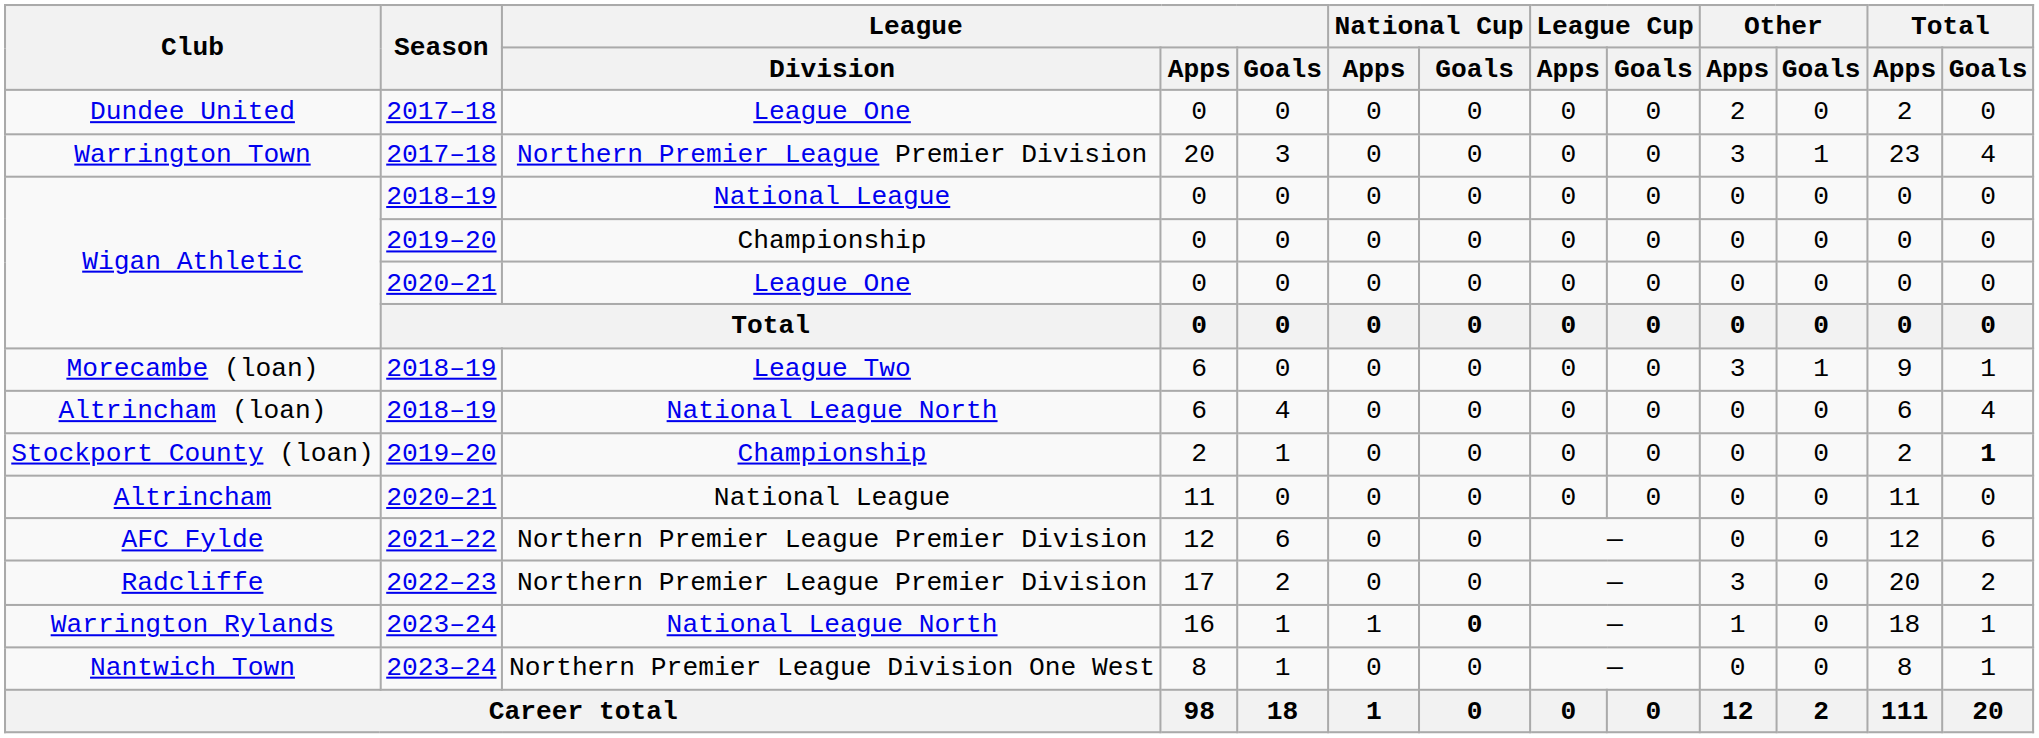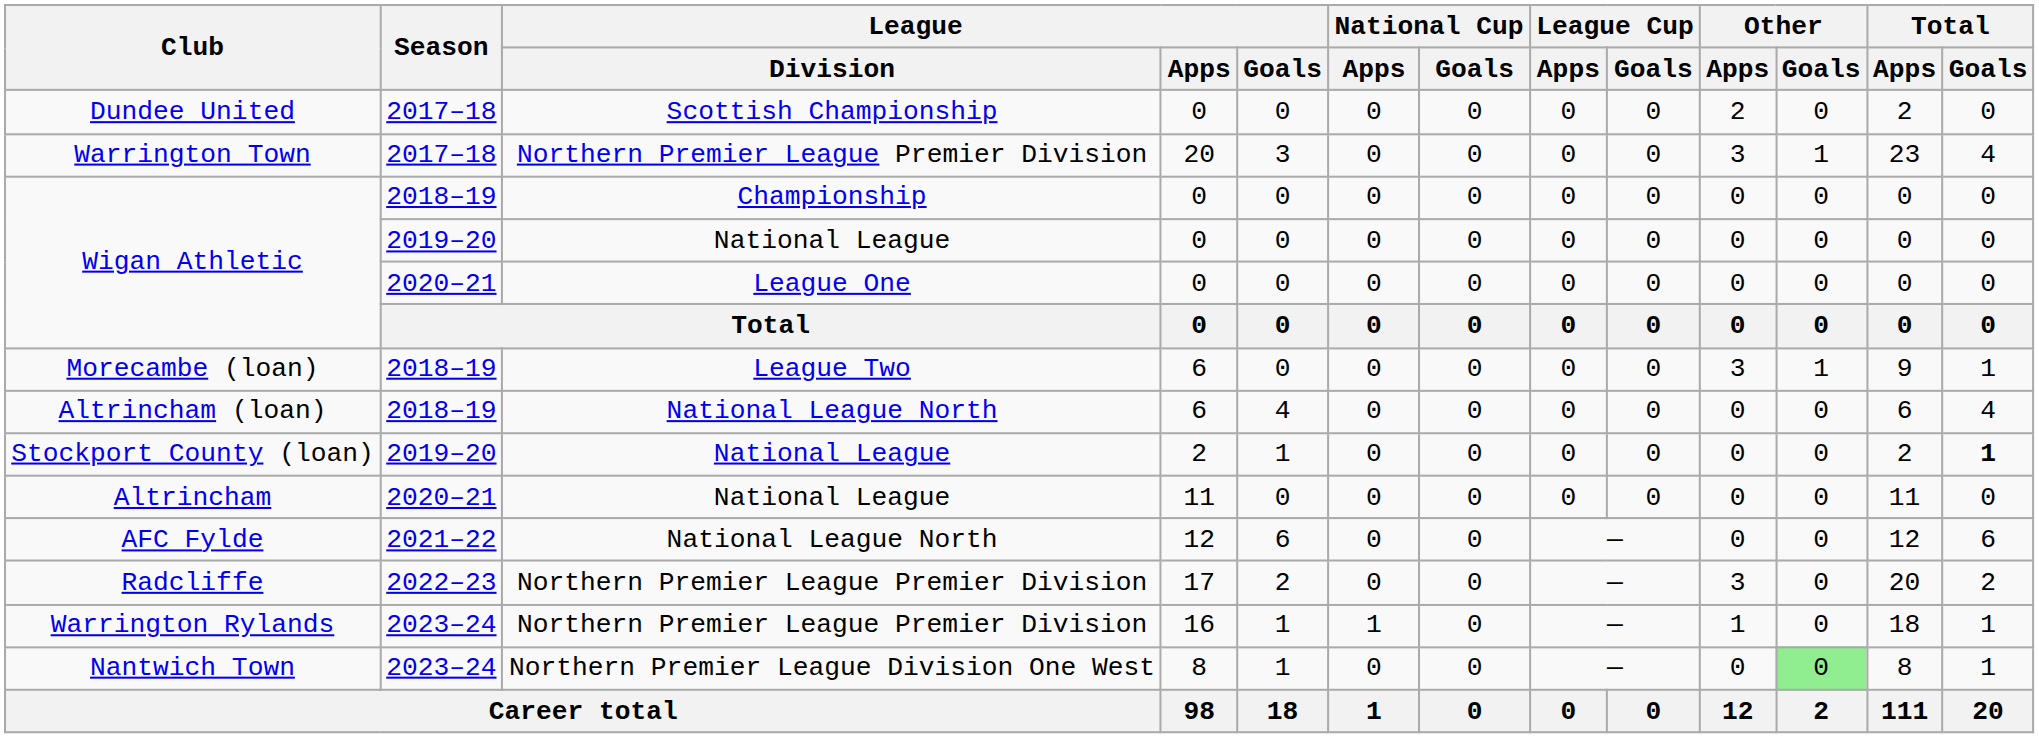(832, 112) League One -> (832, 112) Scottish Championship
(832, 198) National League -> (832, 198) Championship
(832, 240) Championship -> (832, 240) National League
(832, 454) Championship -> (832, 454) National League
(832, 540) Northern Premier League Premier Division -> (832, 540) National League North
(832, 626) National League North -> (832, 626) Northern Premier League Premier Division
(1475, 626) bold -> (1475, 626) normal
(1821, 668) no background -> (1821, 668) lightgreen background
